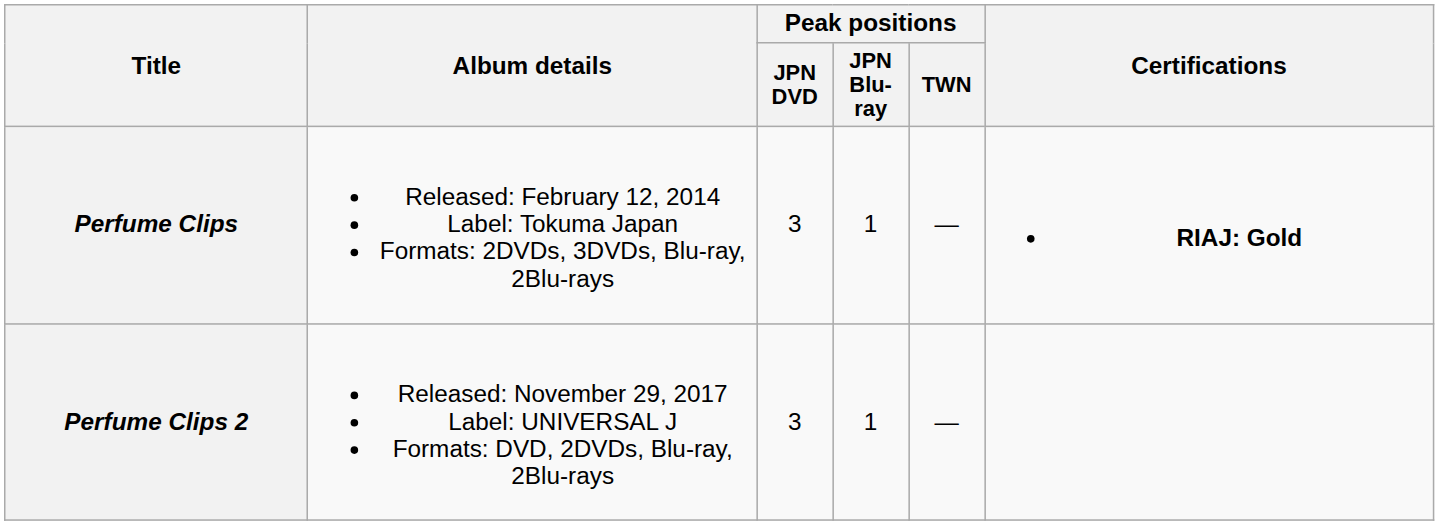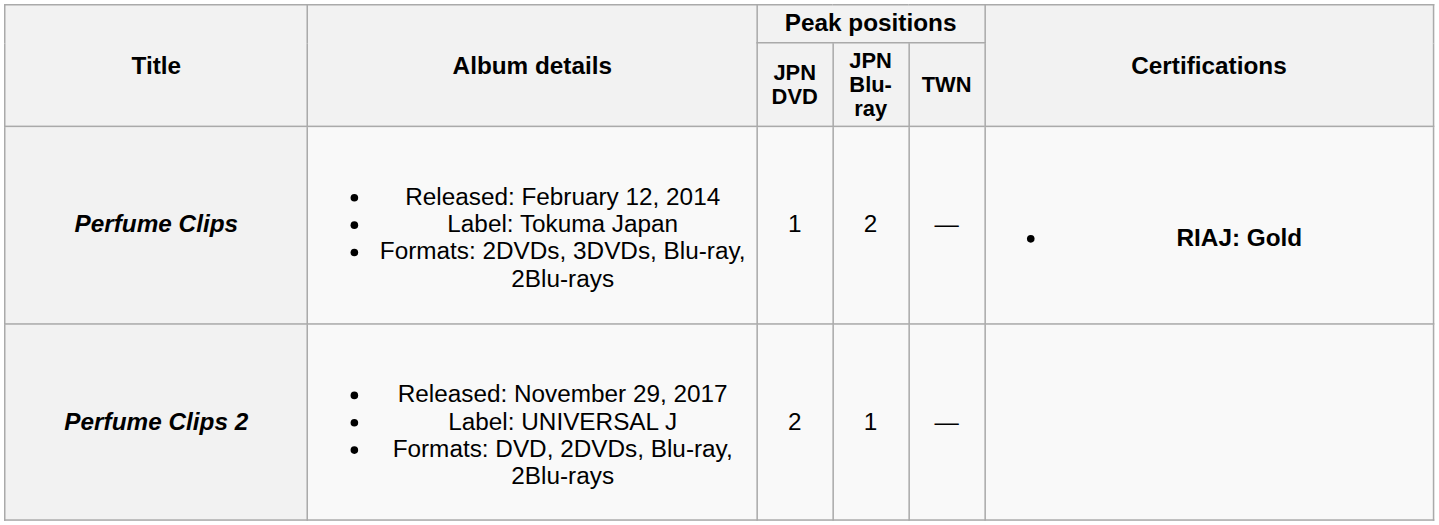(795, 224) 3 -> (795, 224) 1
(871, 224) 1 -> (871, 224) 2
(795, 421) 3 -> (795, 421) 2
